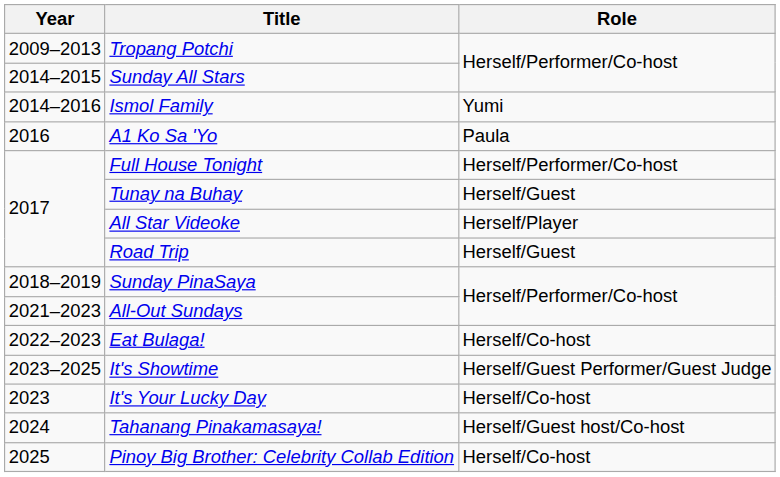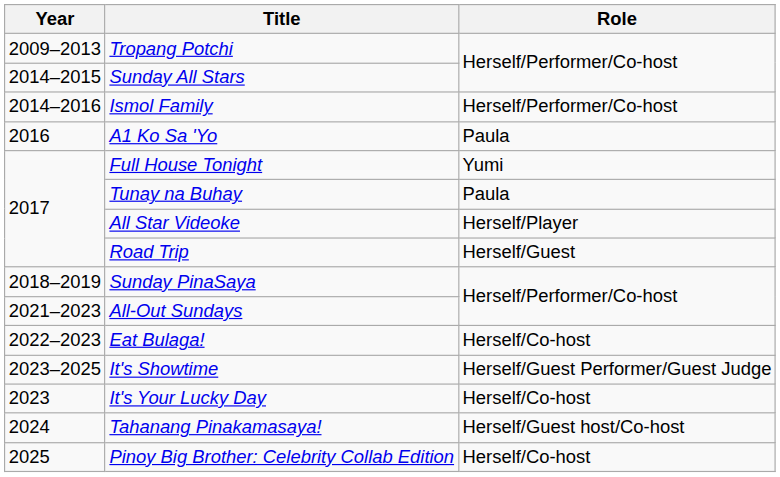(483, 106) Yumi -> (570, 106) Herself/Performer/Co-host
(570, 164) Herself/Performer/Co-host -> (483, 164) Yumi
(519, 194) Herself/Guest -> (486, 194) Paula
